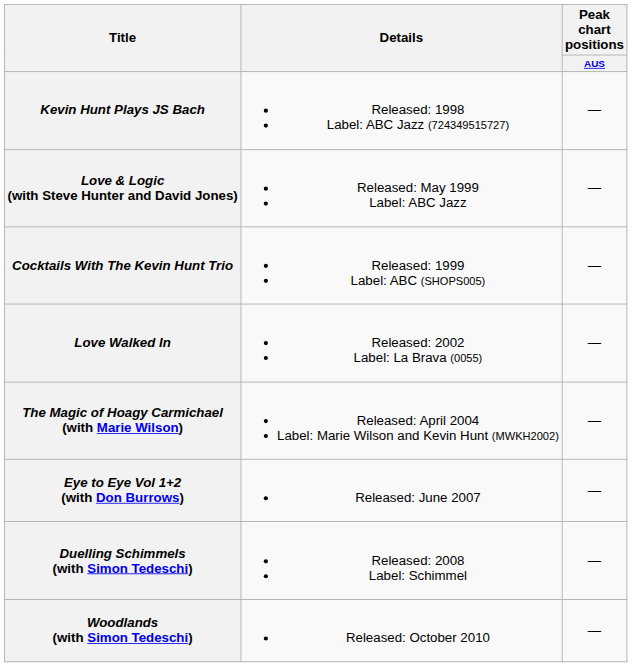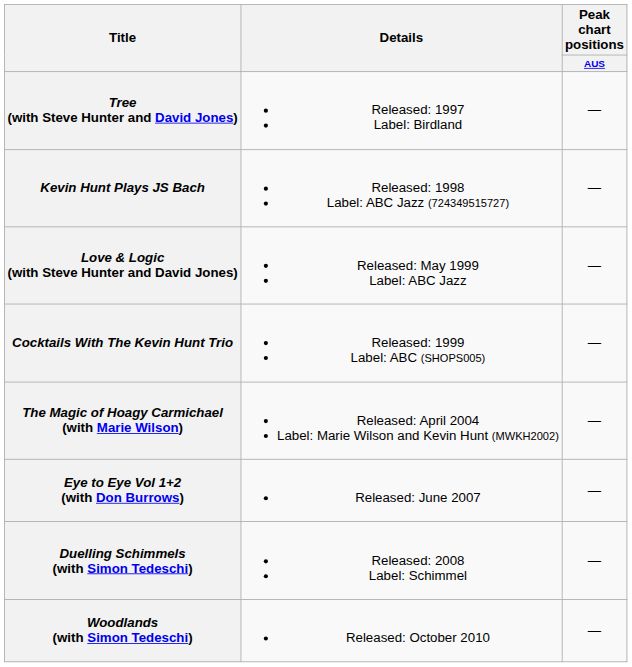+ row: (123, 110)
- row: (123, 343)
